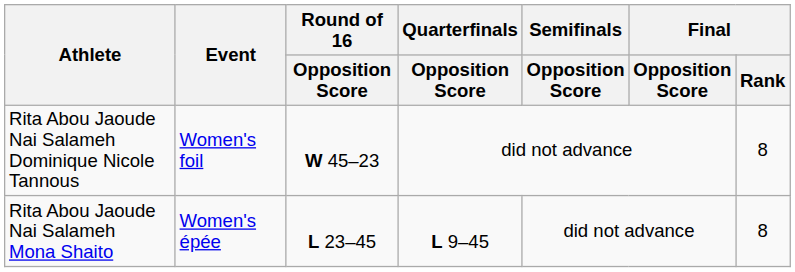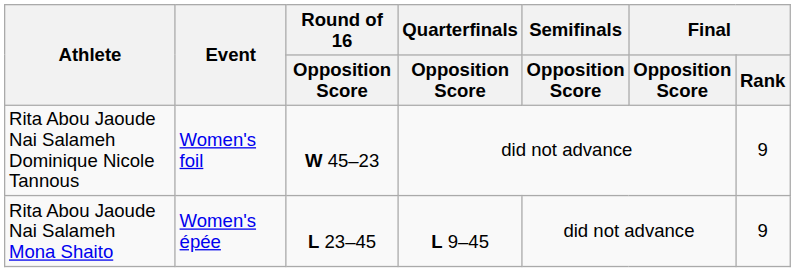(763, 151) 8 -> (763, 151) 9
(763, 232) 8 -> (763, 232) 9
